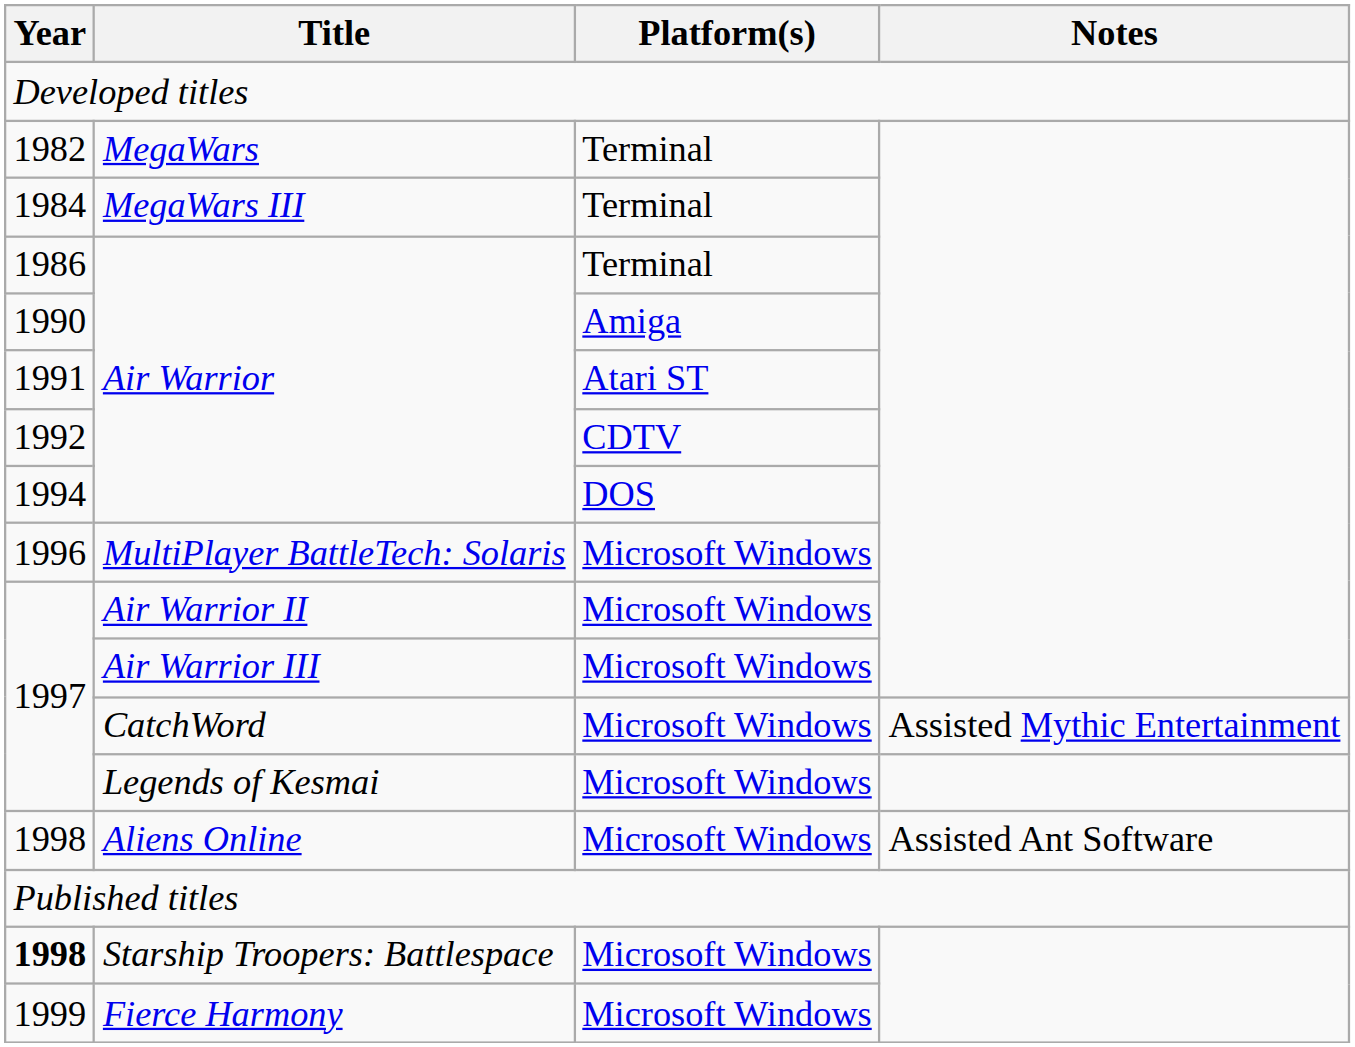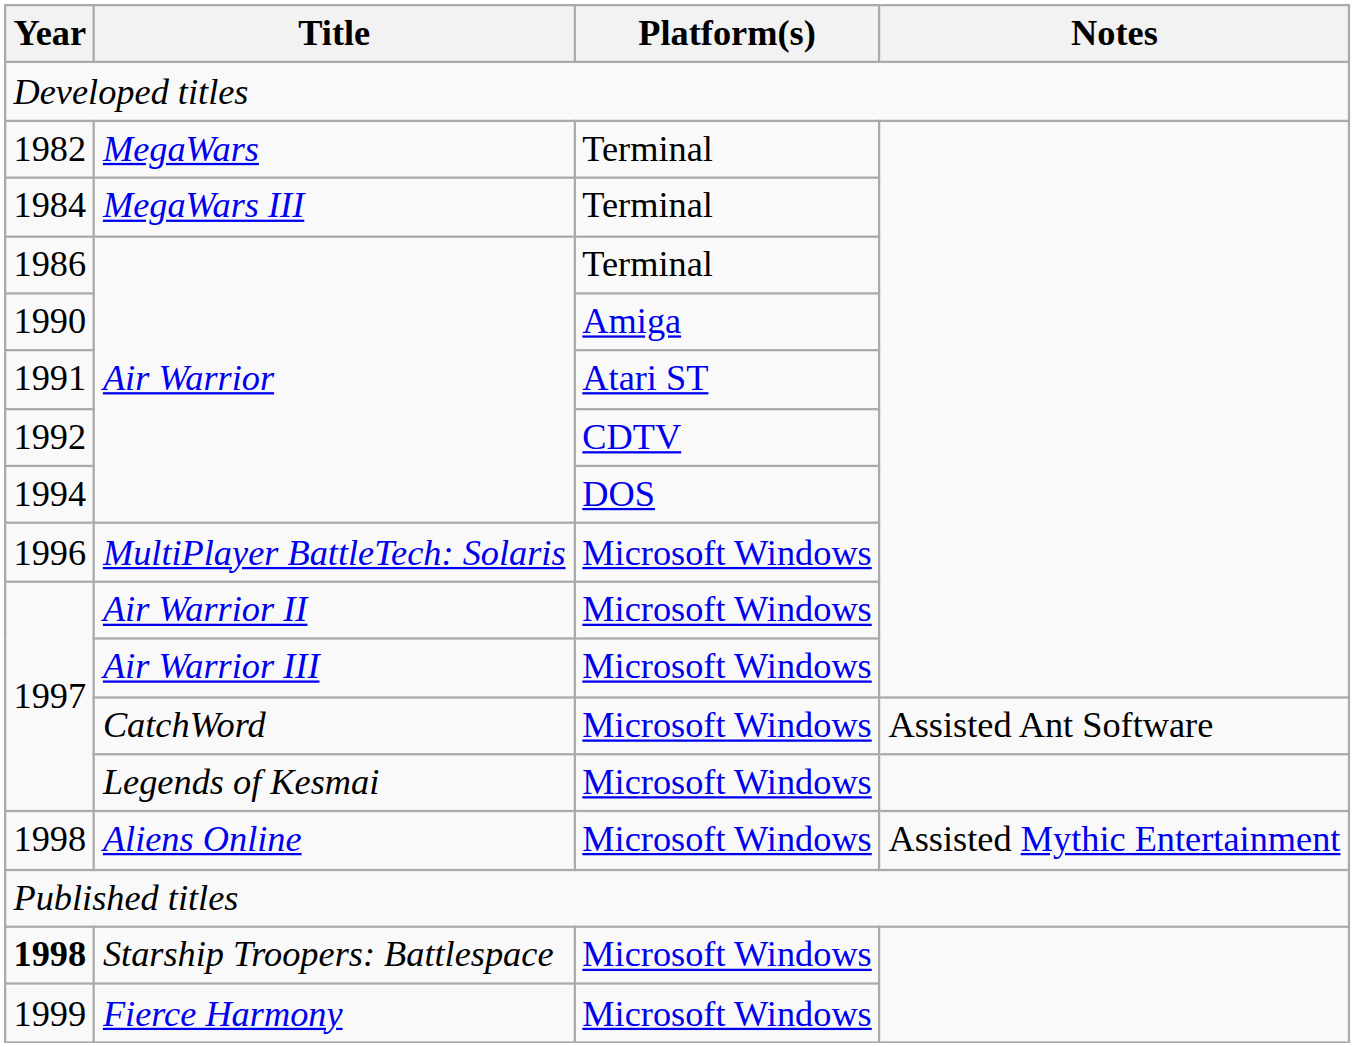(1114, 724) Assisted Mythic Entertainment -> (1051, 724) Assisted Ant Software
(1051, 839) Assisted Ant Software -> (1114, 839) Assisted Mythic Entertainment
